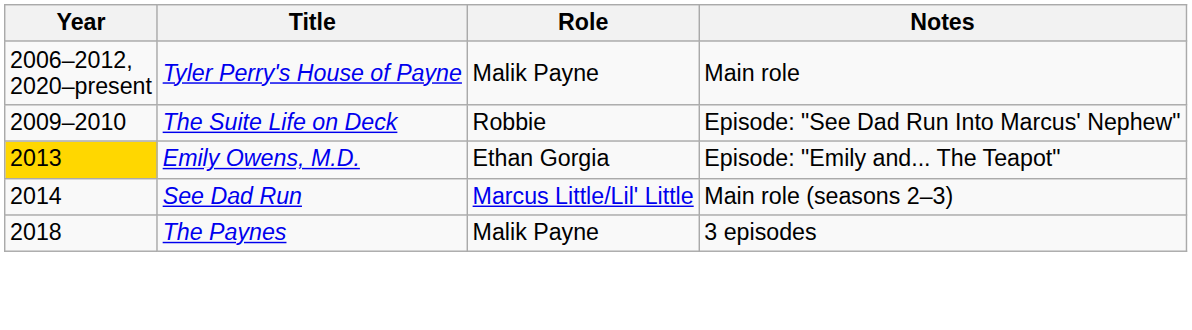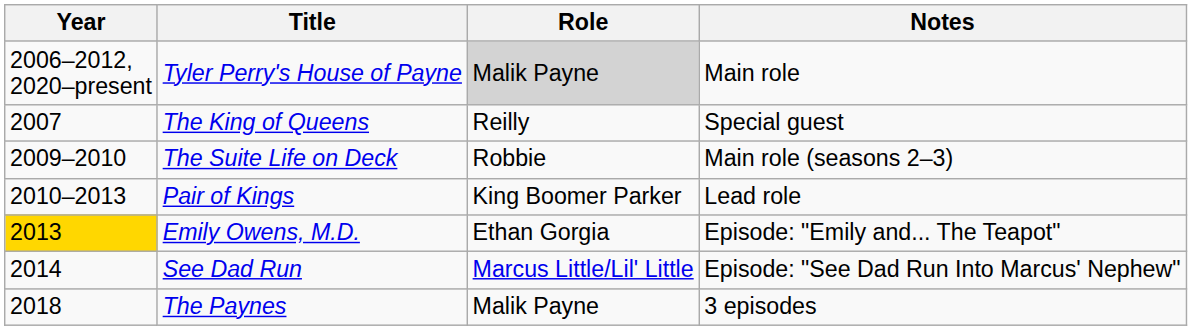(536, 72) no background -> (536, 72) lightgrey background
+ row: (266, 122)
(942, 122) Episode: "See Dad Run Into Marcus' Nephew" -> (829, 159) Main role (seasons 2–3)
+ row: (228, 196)
(829, 196) Main role (seasons 2–3) -> (942, 269) Episode: "See Dad Run Into Marcus' Nephew"
